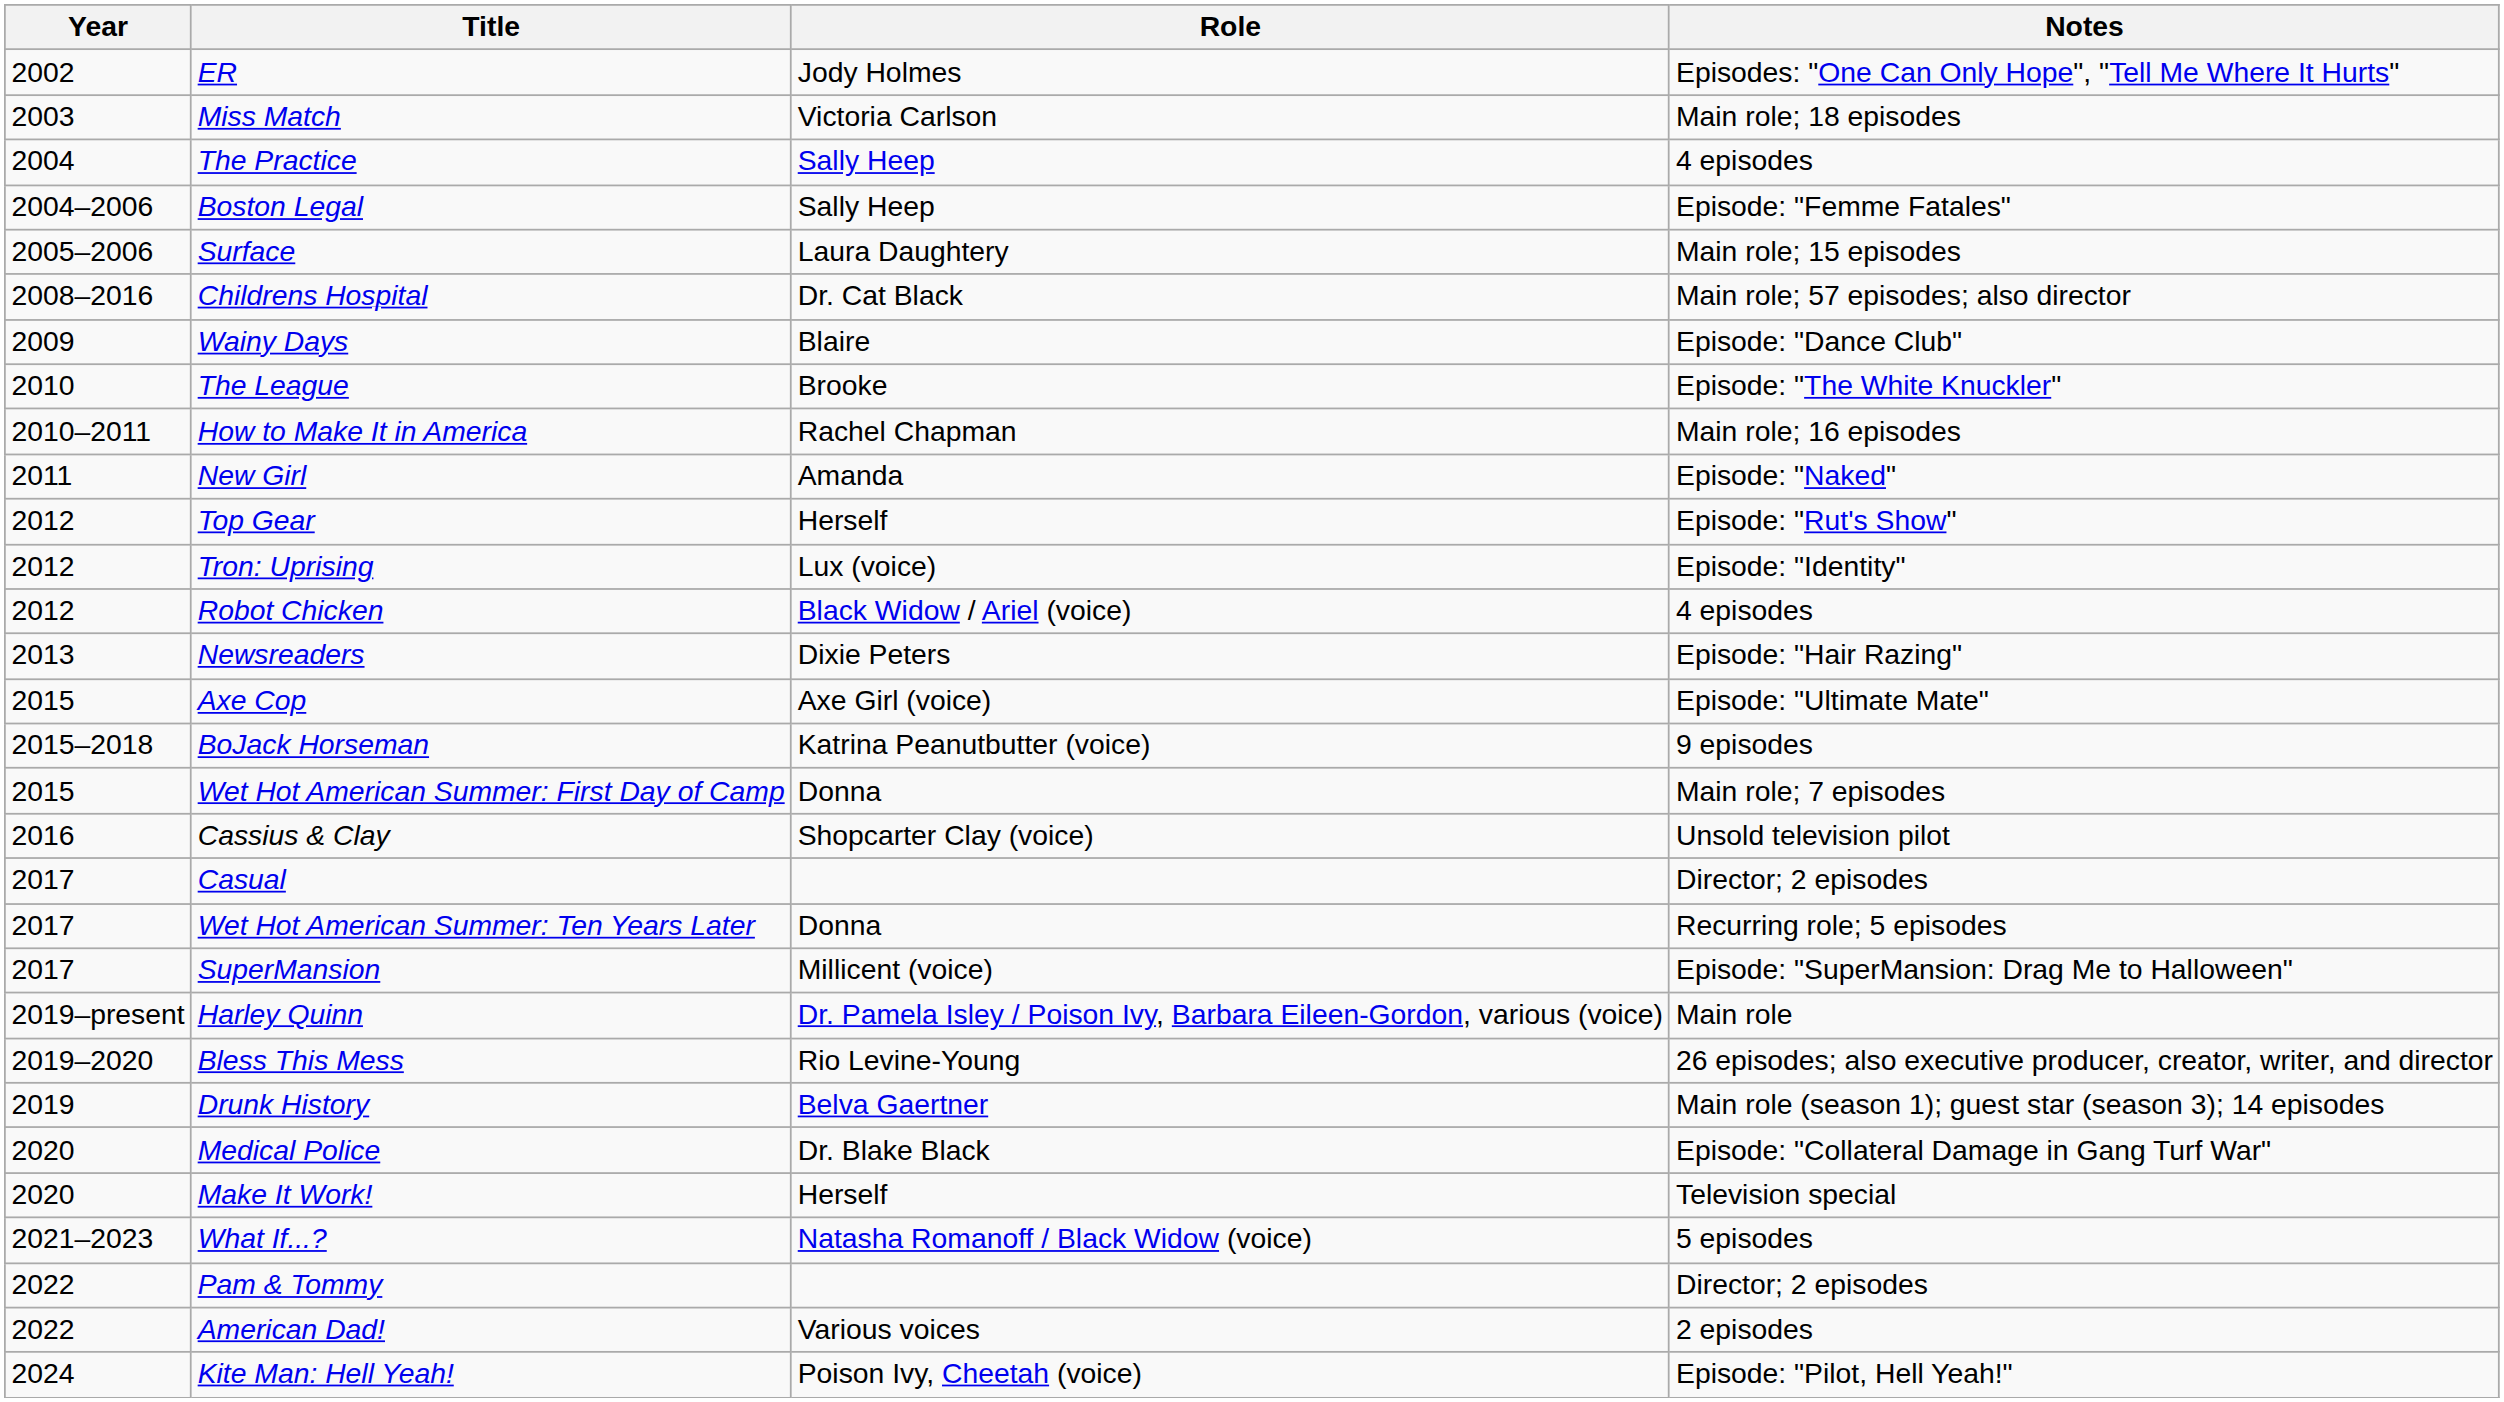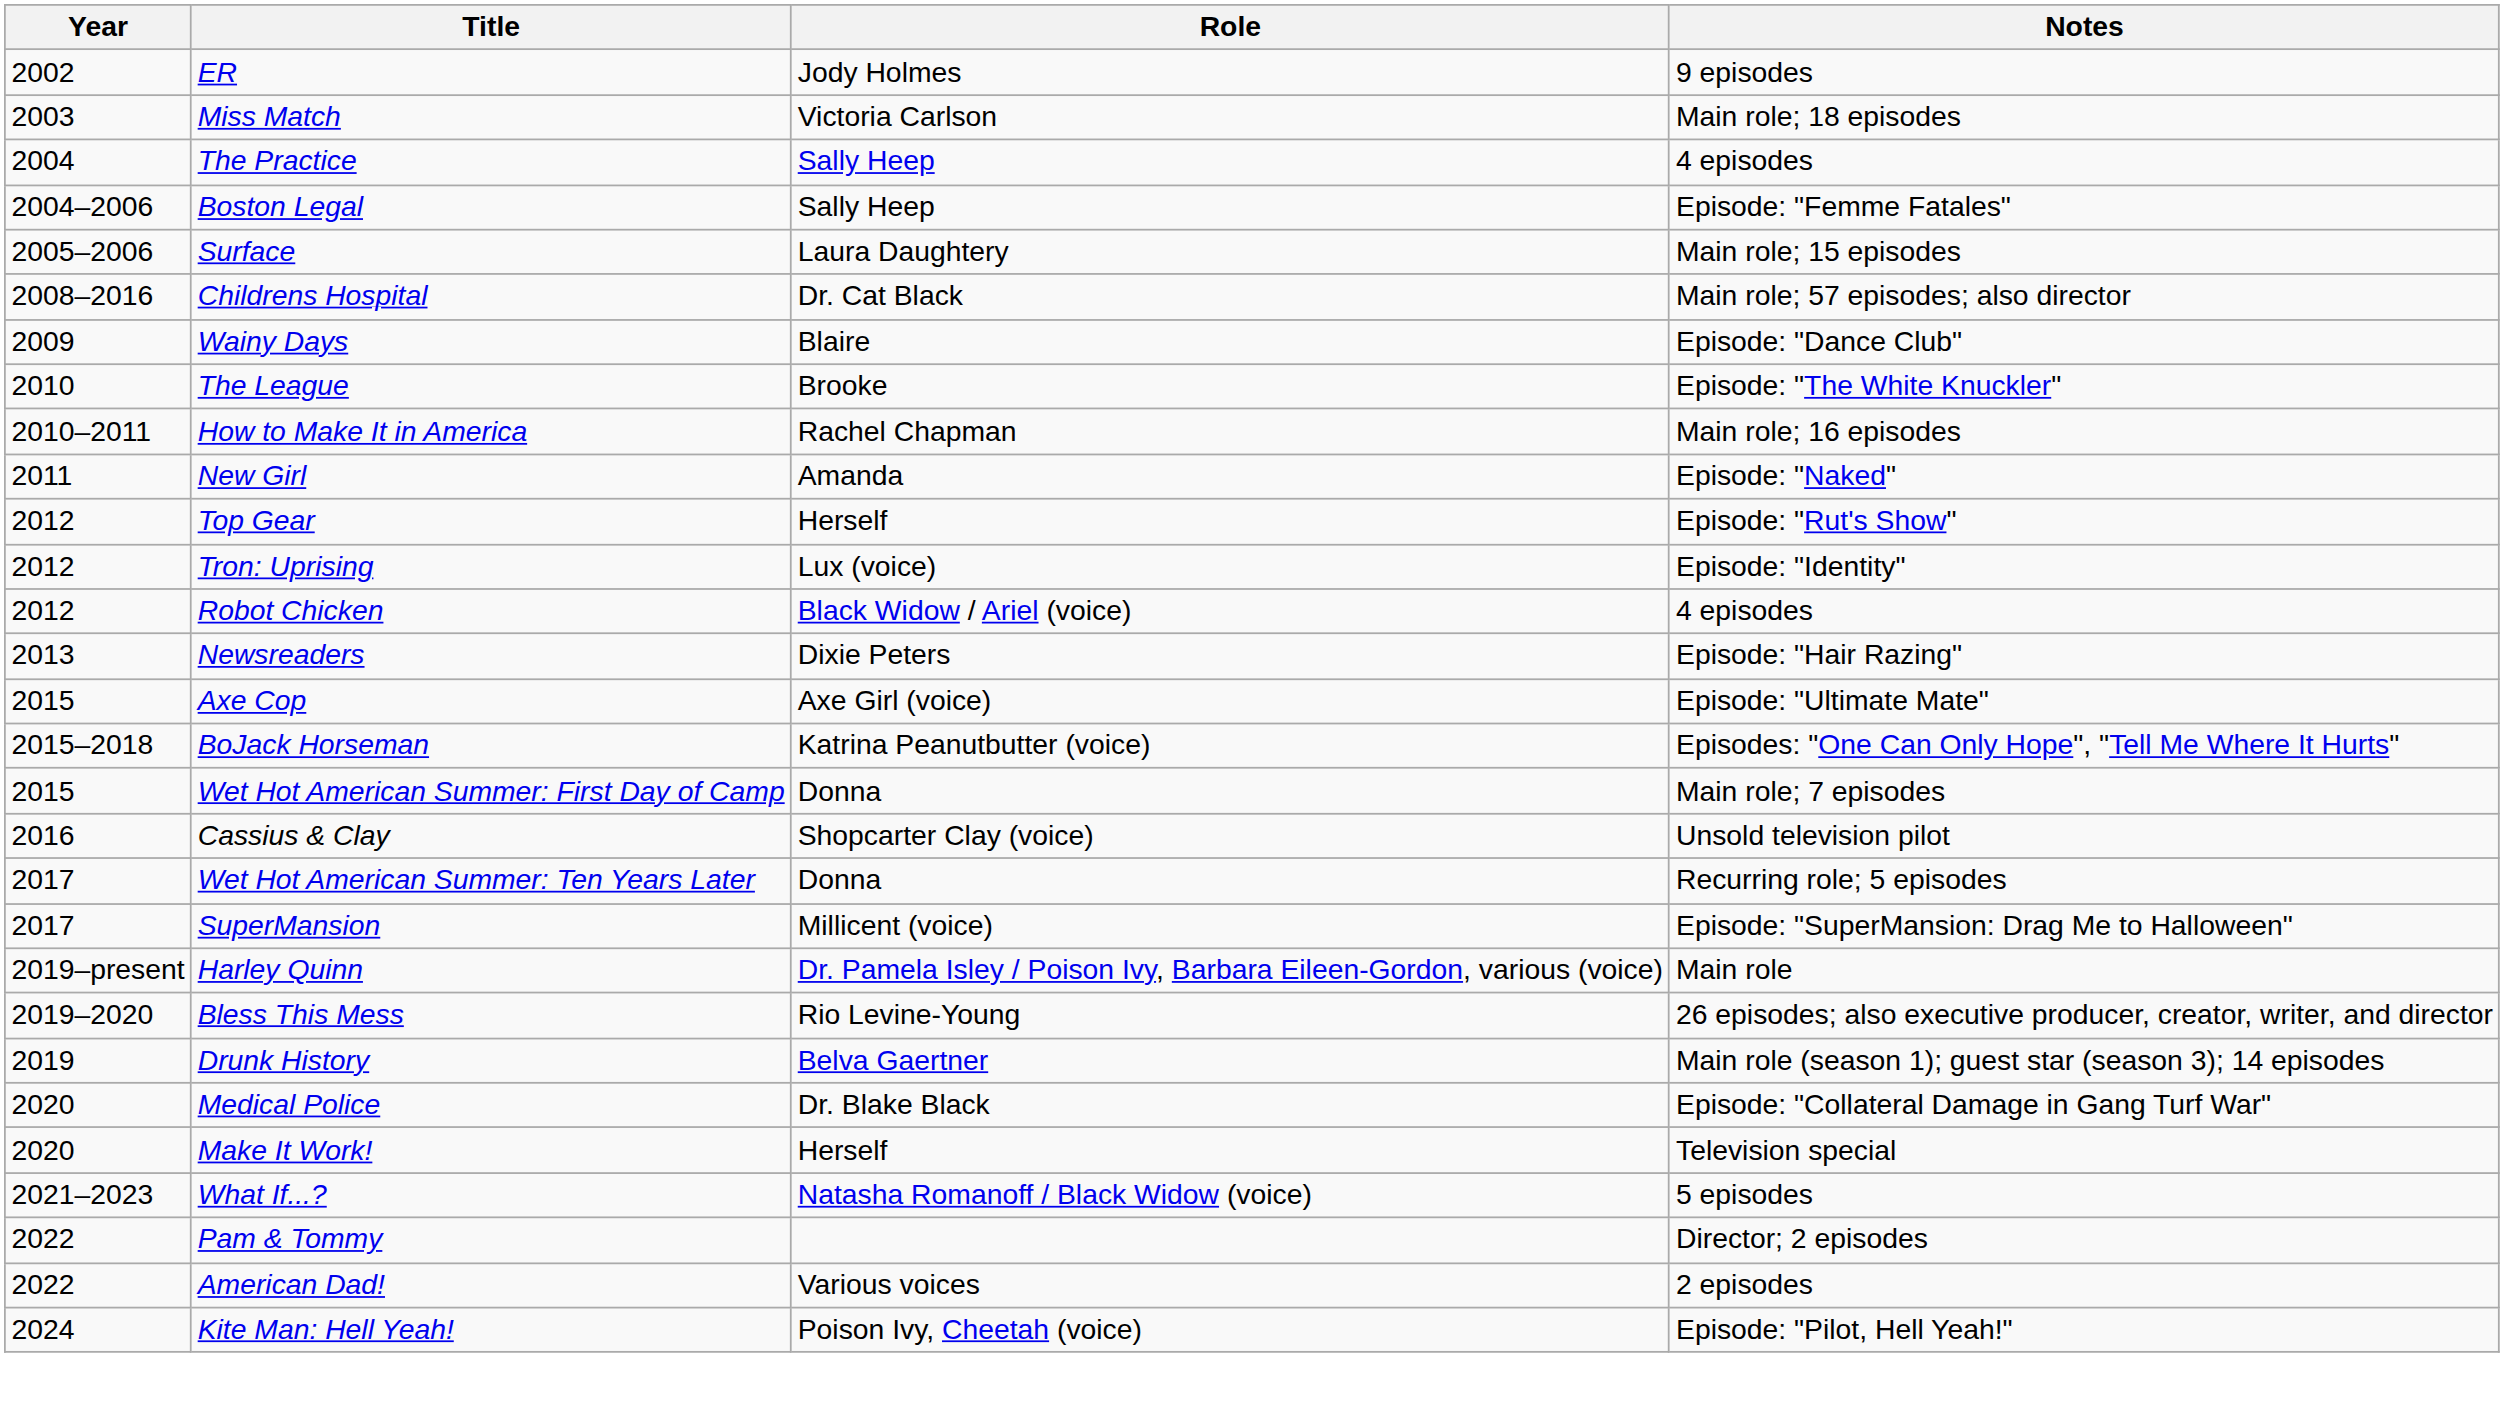(2038, 71) Episodes: "One Can Only Hope", "Tell Me Where It Hurts" -> (1744, 71) 9 episodes
(1744, 745) 9 episodes -> (2038, 745) Episodes: "One Can Only Hope", "Tell Me Where It Hurts"
- row: (242, 880)
